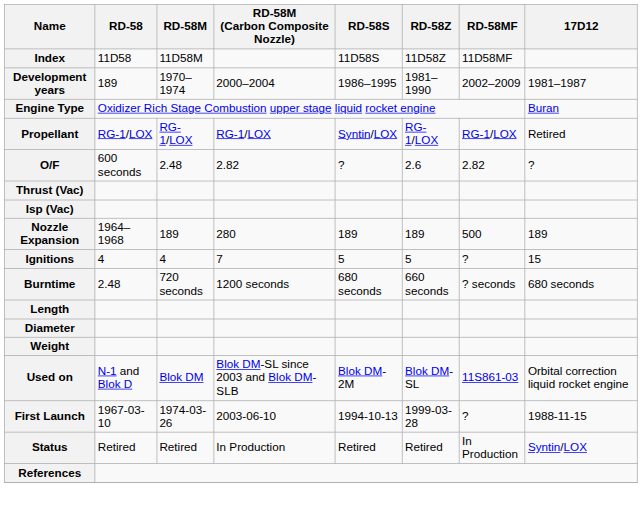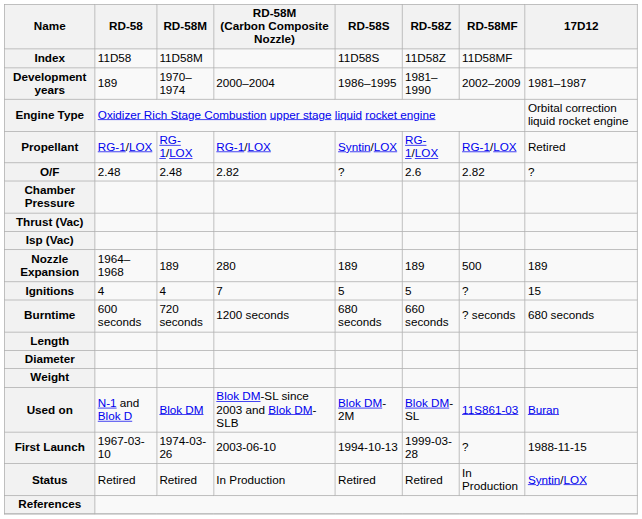(543, 108) Buran -> (578, 115) Orbital correction liquid rocket engine
(120, 165) 600 seconds -> (109, 172) 2.48
+ row: (50, 197)
(109, 284) 2.48 -> (120, 316) 600 seconds
(578, 378) Orbital correction liquid rocket engine -> (543, 409) Buran
